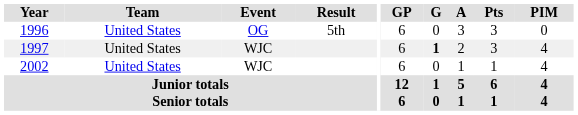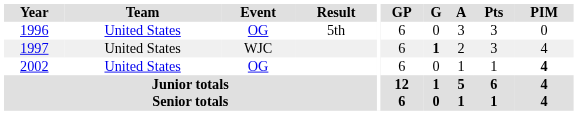(258, 66) WJC -> (258, 66) OG
(544, 66) normal -> (544, 66) bold
